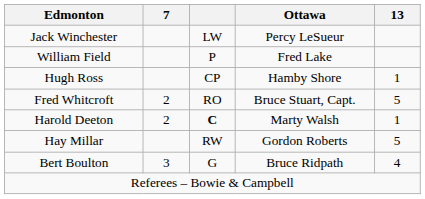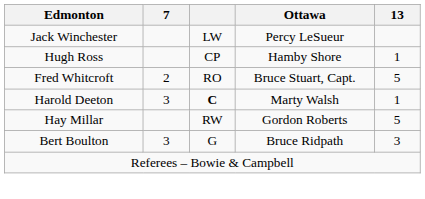- row: (74, 57)
(166, 120) 2 -> (166, 99) 3
(397, 162) 4 -> (397, 141) 3
